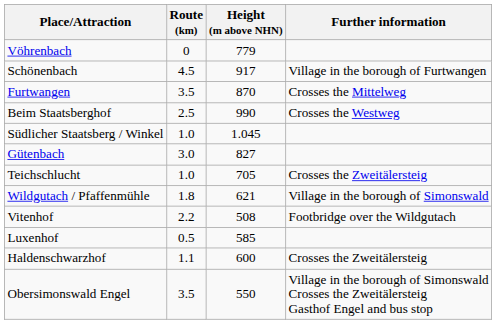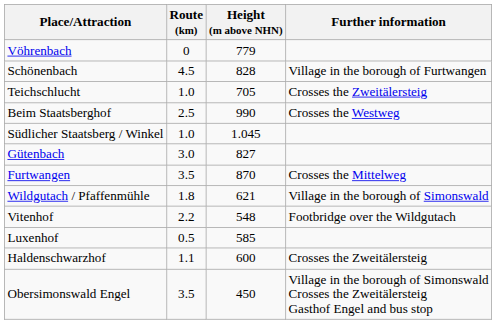(246, 71) 917 -> (246, 71) 828
rows swapped: (39, 92) <-> (44, 175)
(246, 216) 508 -> (246, 216) 548
(246, 294) 550 -> (246, 294) 450
